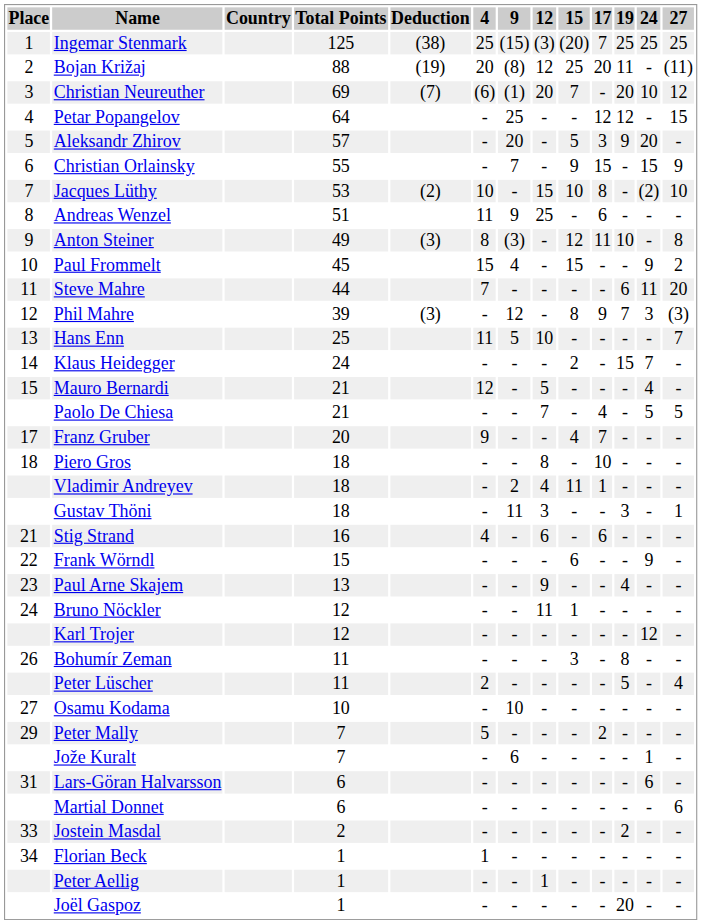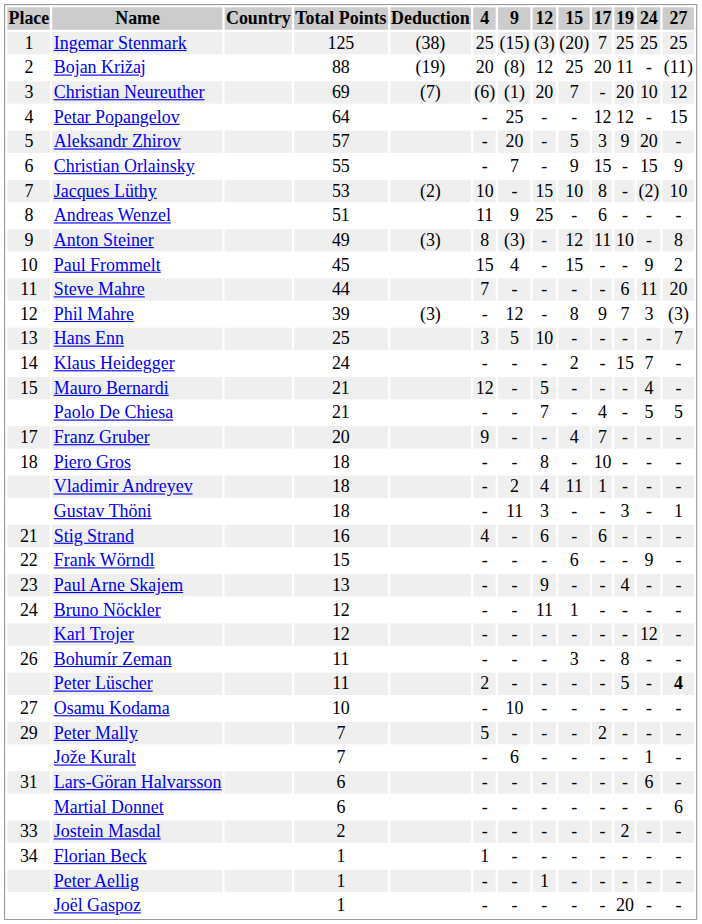(485, 338) 11 -> (485, 338) 3
(678, 683) normal -> (678, 683) bold
